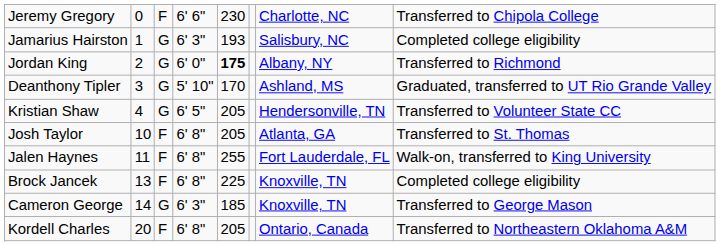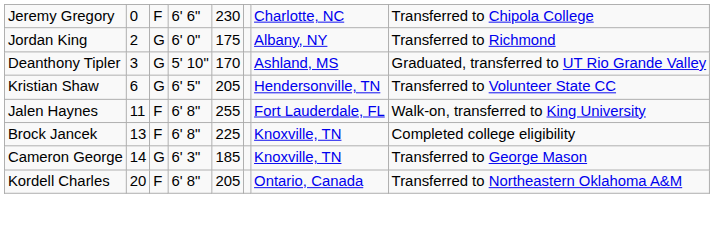- row: (68, 39)
(233, 63) bold -> (228, 39) normal
(139, 110) 4 -> (134, 87) 6
- row: (45, 134)
